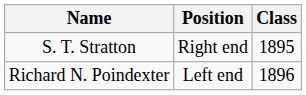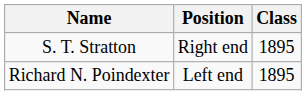(277, 75) 1896 -> (277, 75) 1895
